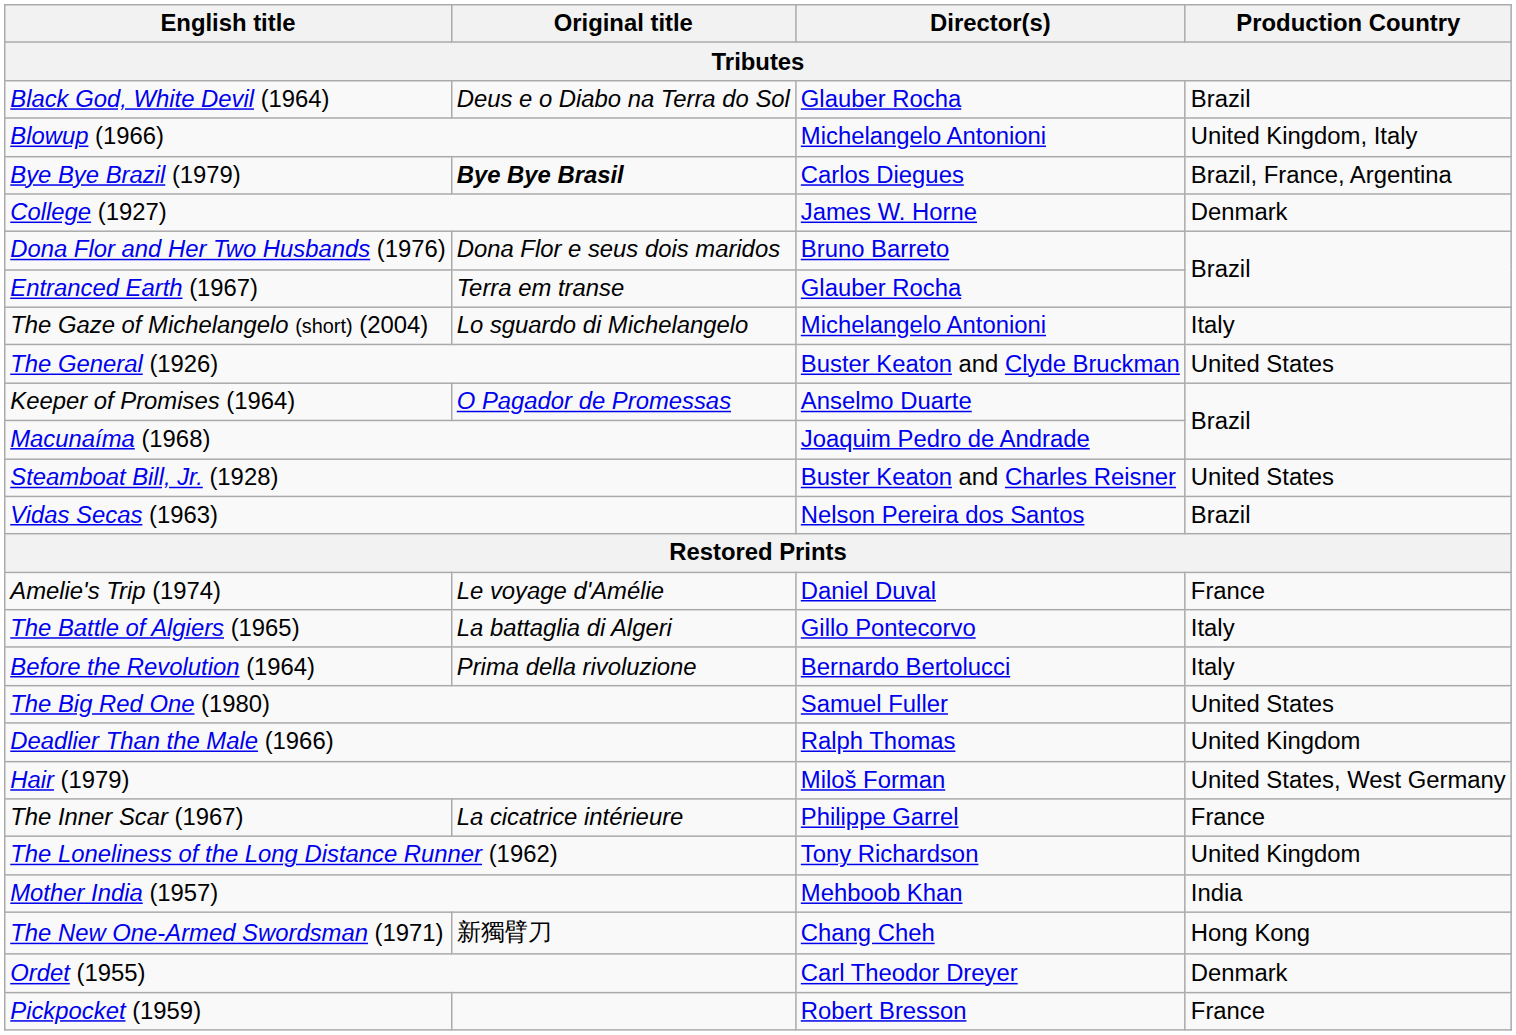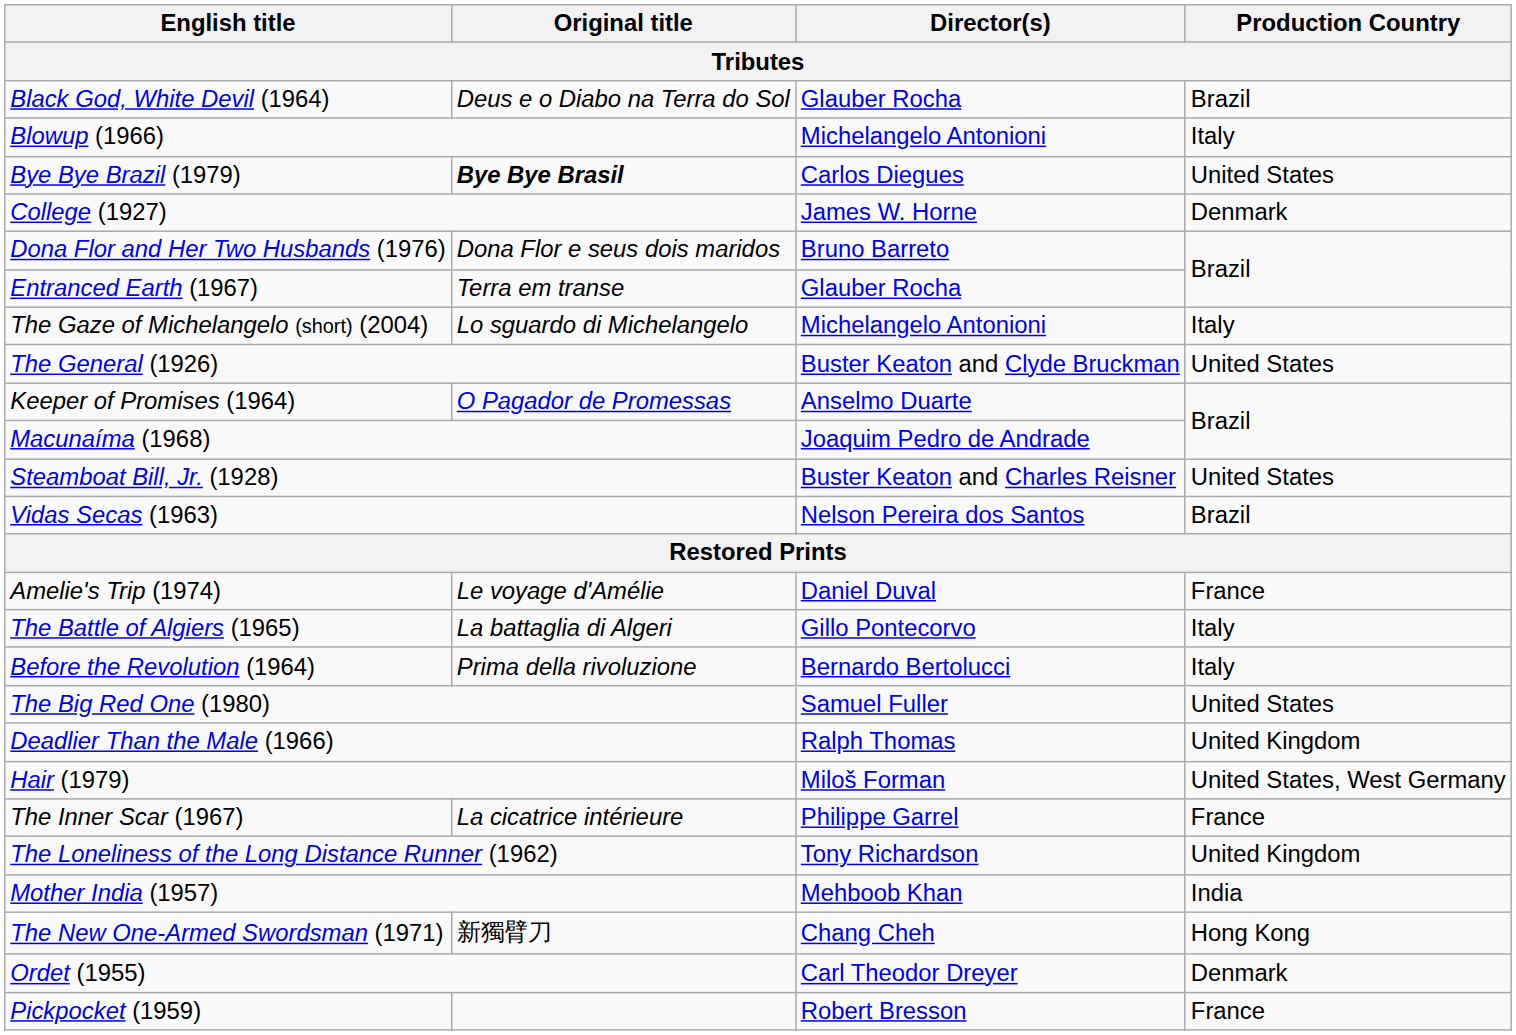(1304, 136) United Kingdom, Italy -> (1213, 136) Italy
(1321, 174) Brazil, France, Argentina -> (1262, 174) United States
